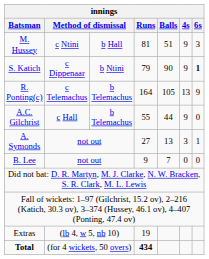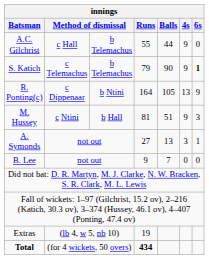rows swapped: (24, 117) <-> (24, 44)
(67, 68) c Dippenaar -> (67, 68) c Telemachus
(112, 68) b Ntini -> (112, 68) b Telemachus
(67, 92) c Telemachus -> (67, 92) c Dippenaar
(112, 92) b Telemachus -> (112, 92) b Ntini
